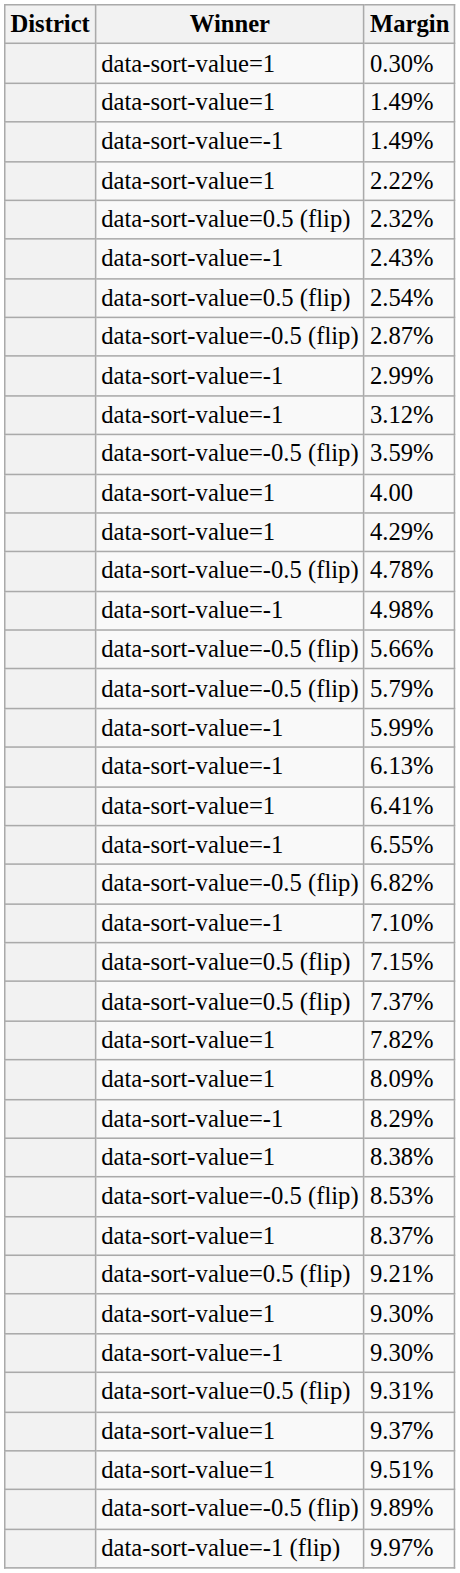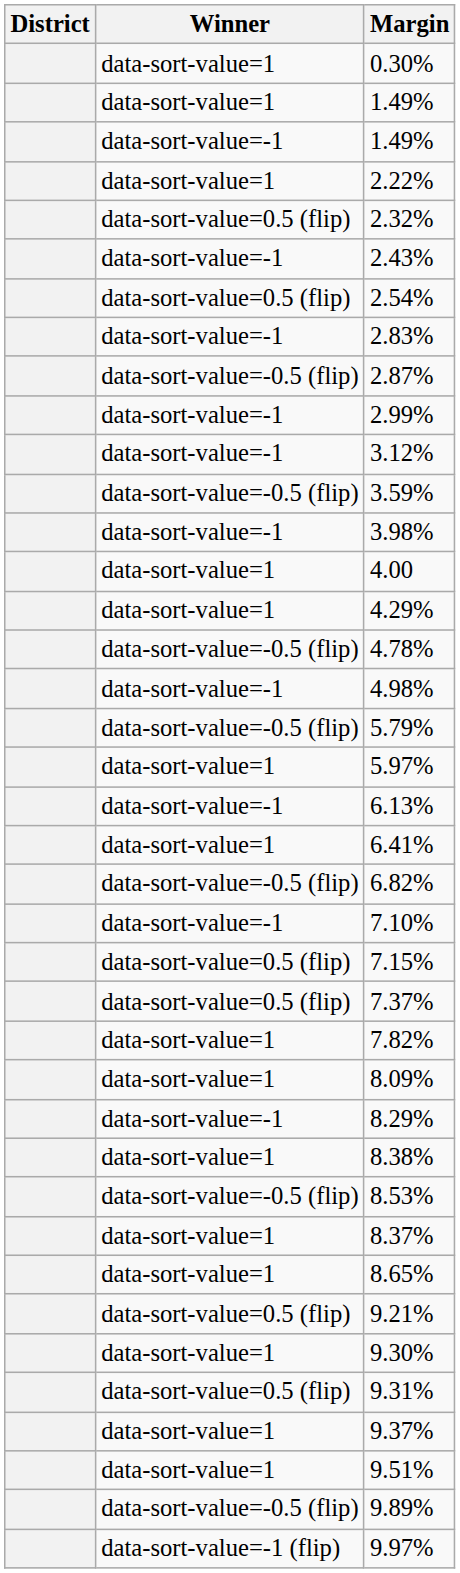+ row: (192, 336)
+ row: (192, 532)
- row: (230, 649)
+ row: (188, 766)
- row: (192, 727)
- row: (192, 844)
+ row: (188, 1274)
- row: (192, 1352)
